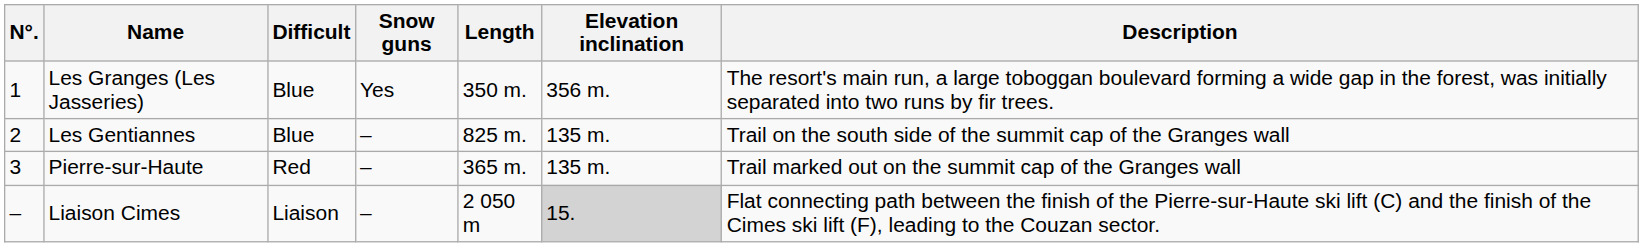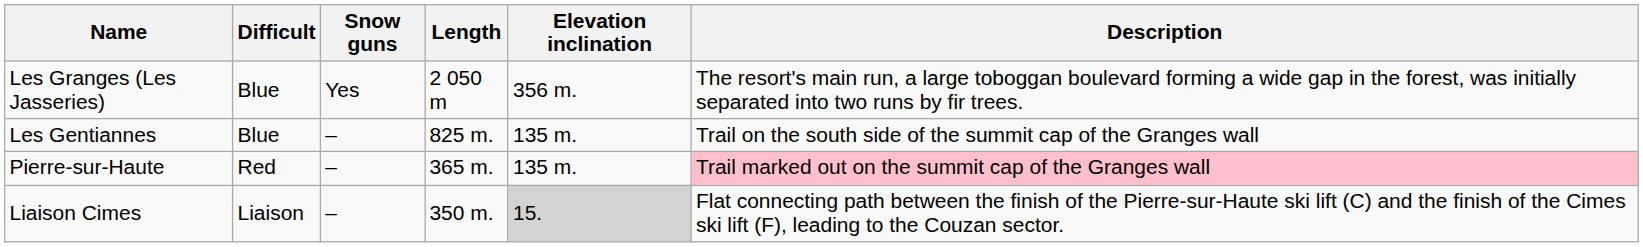- column: (24, 32)
(495, 89) 350 m. -> (456, 89) 2 050 m
(984, 168) no background -> (953, 168) pink background
(489, 213) 2 050 m -> (461, 213) 350 m.
